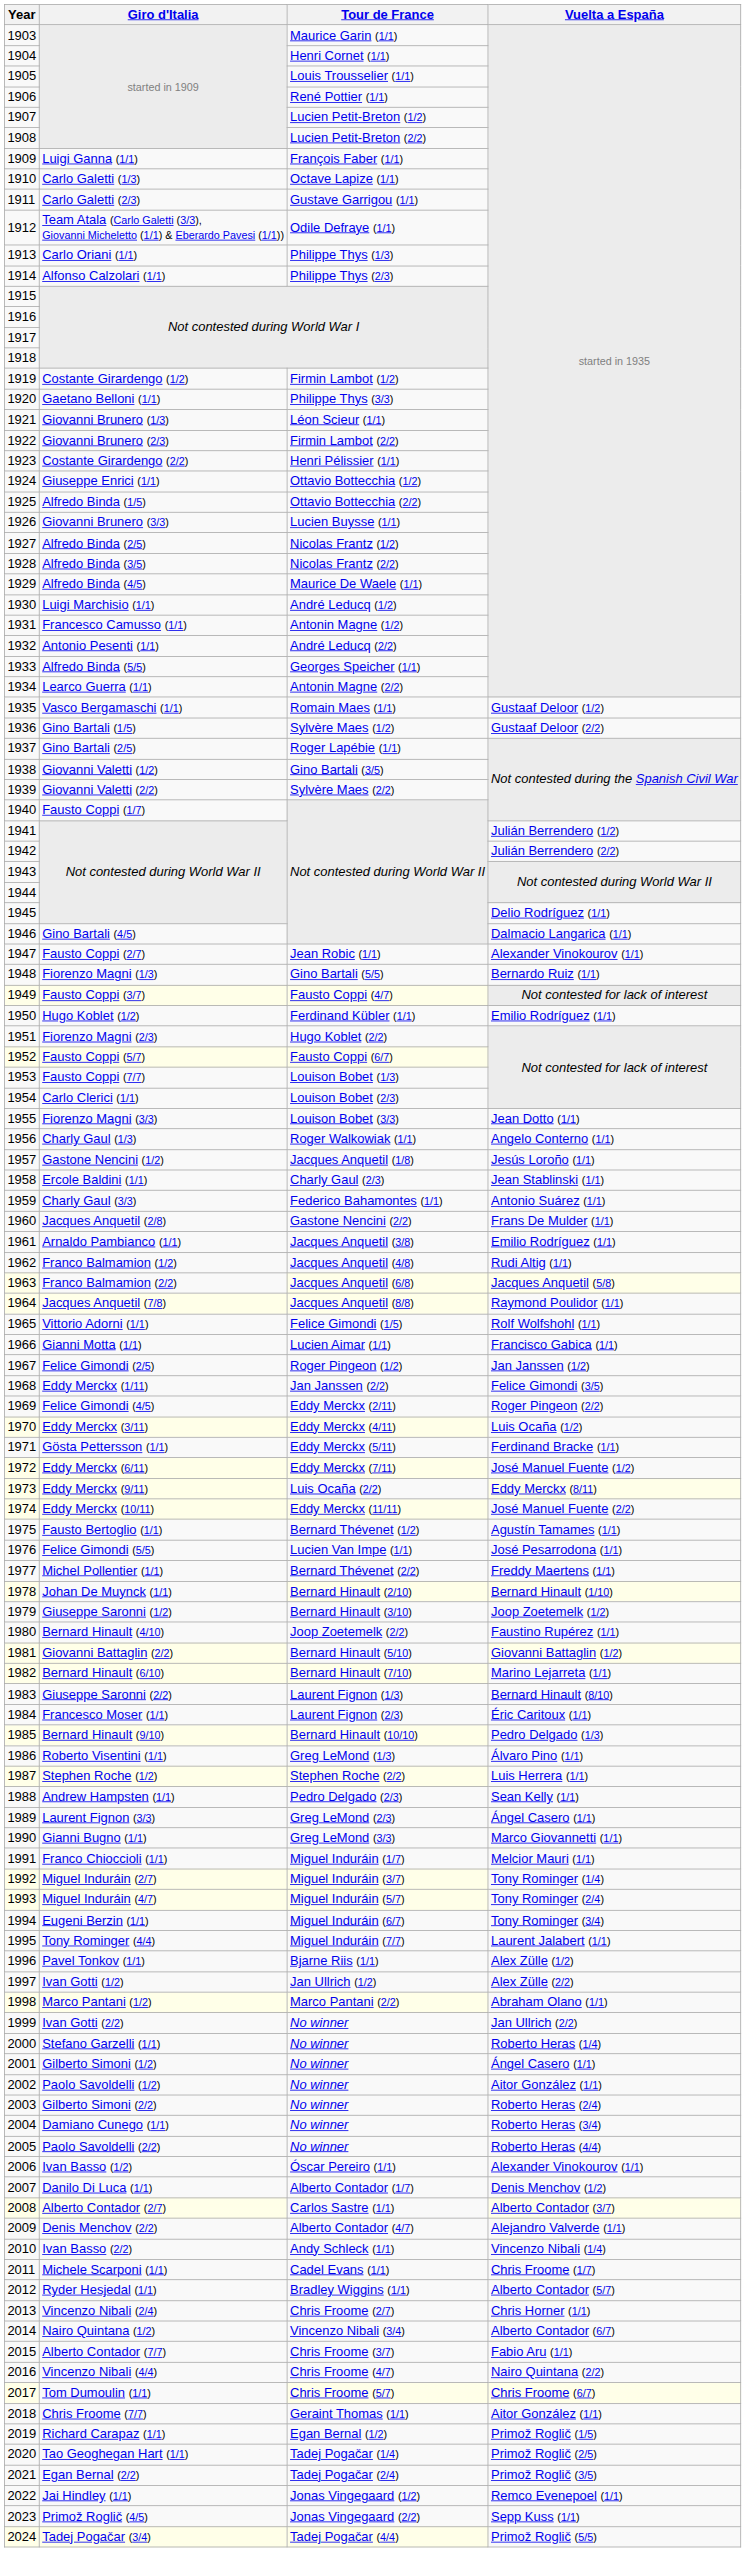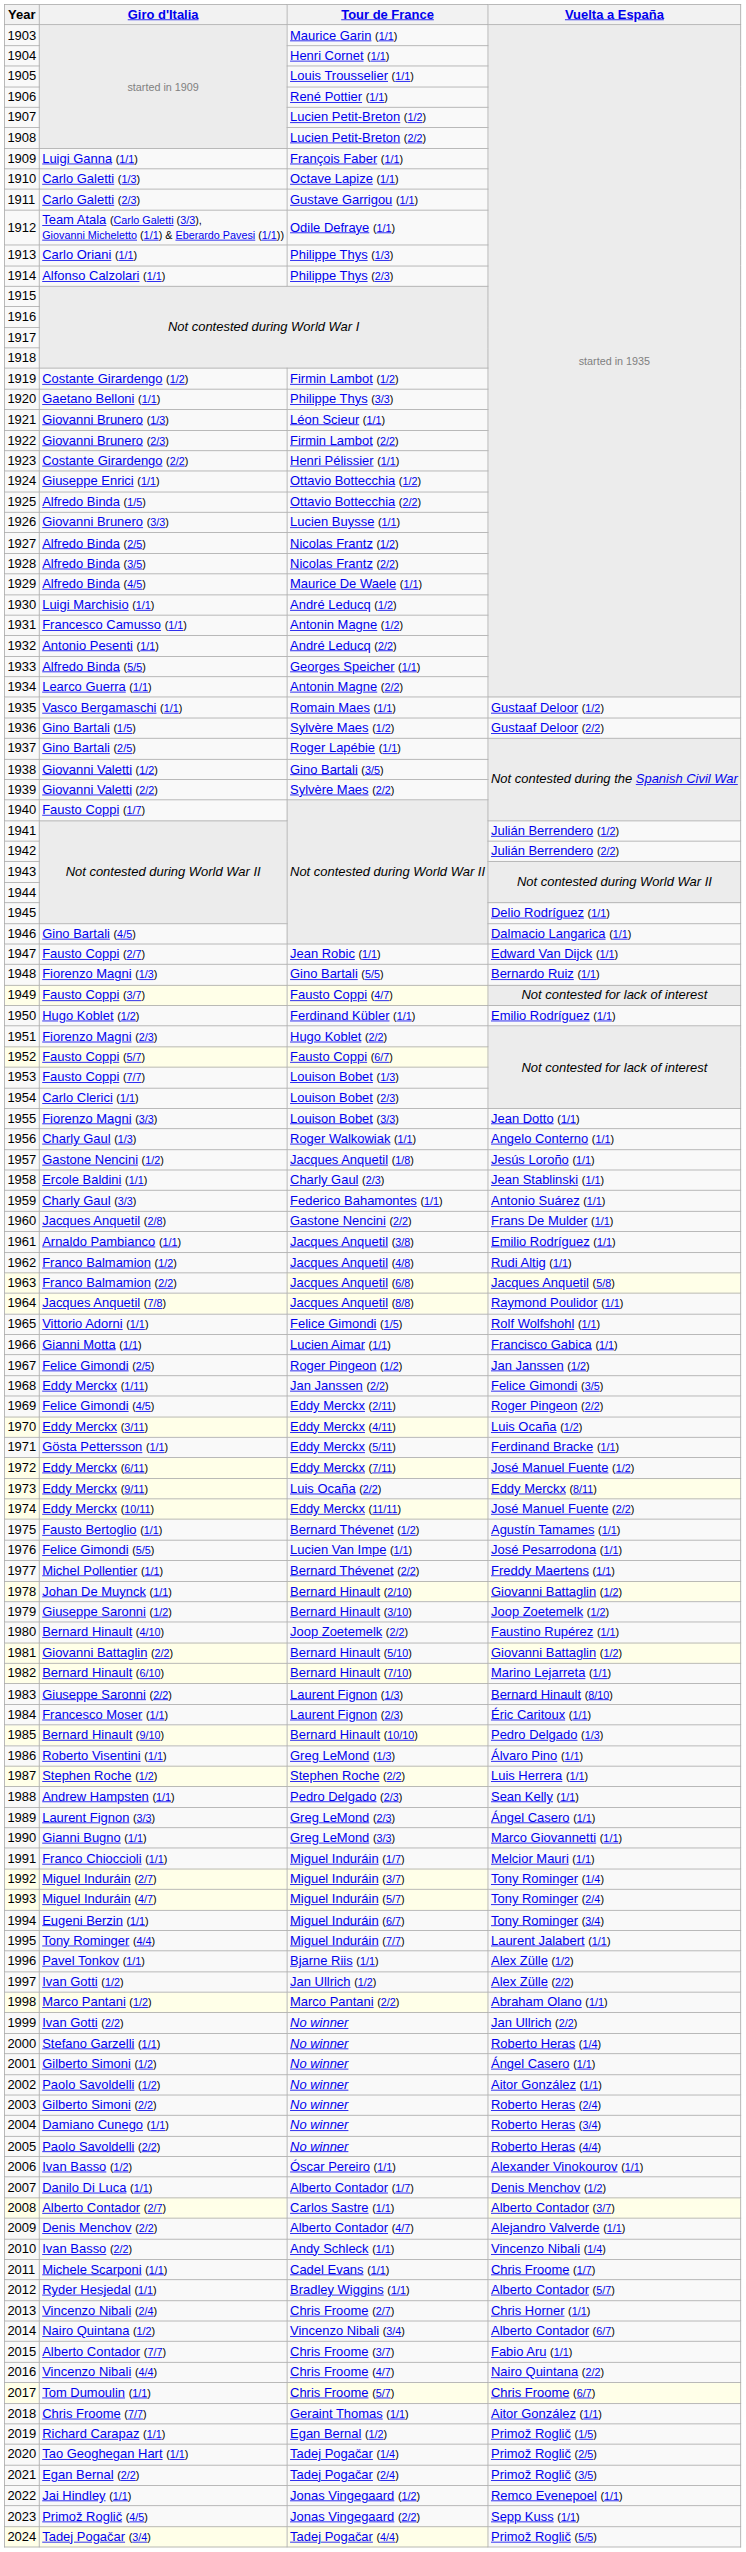(567, 954) Alexander Vinokourov (1/1) -> (555, 954) Edward Van Dijck (1/1)
(552, 1591) Bernard Hinault (1/10) -> (556, 1591) Giovanni Battaglin (1/2)
